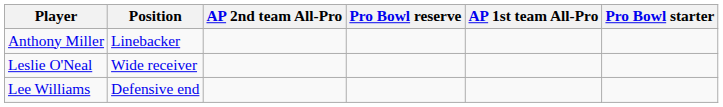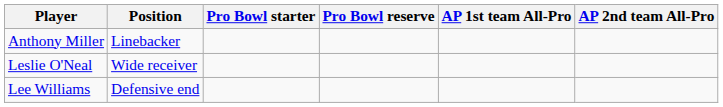columns swapped: (660, 16) <-> (274, 16)
